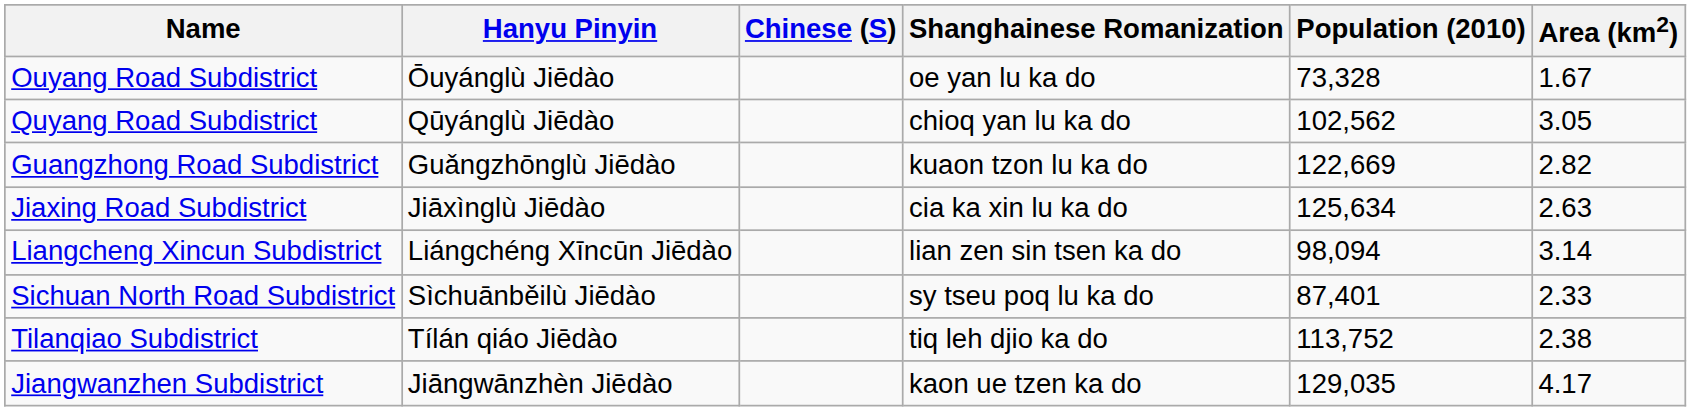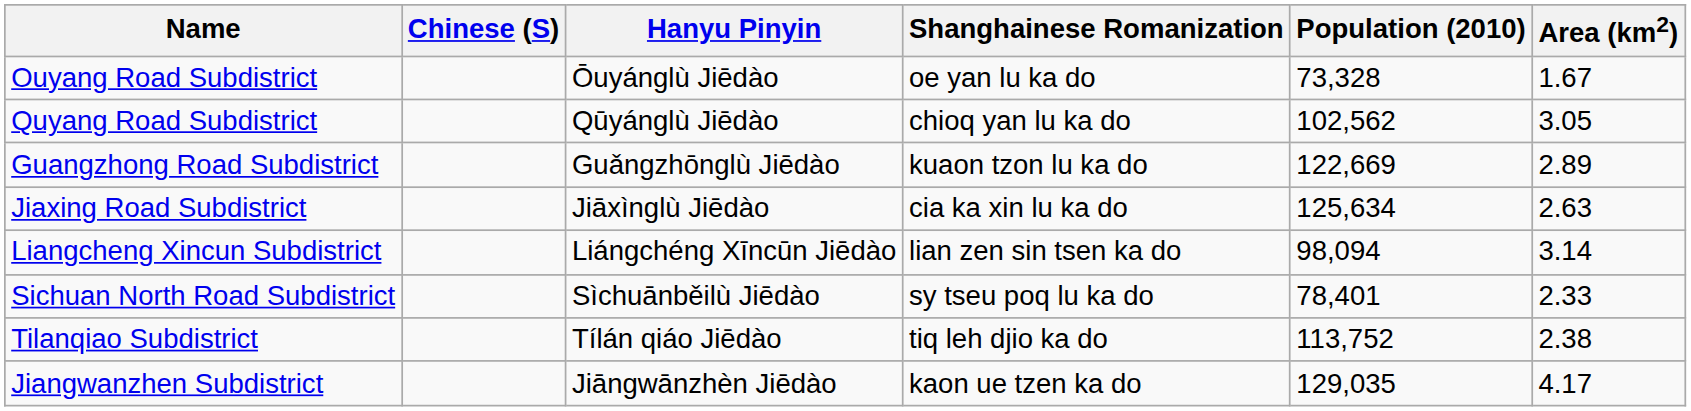columns swapped: (821, 30) <-> (570, 30)
(1565, 164) 2.82 -> (1565, 164) 2.89
(1338, 295) 87,401 -> (1338, 295) 78,401
